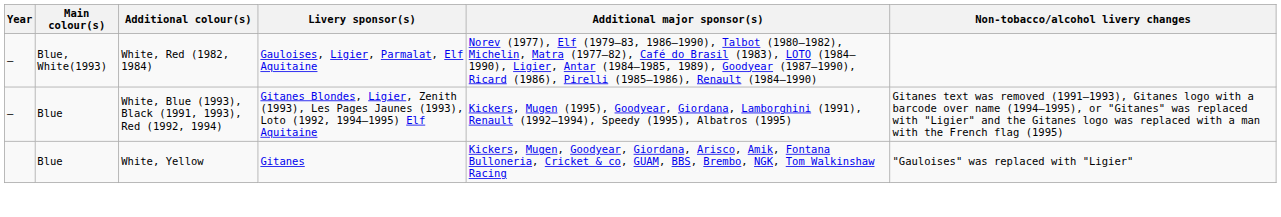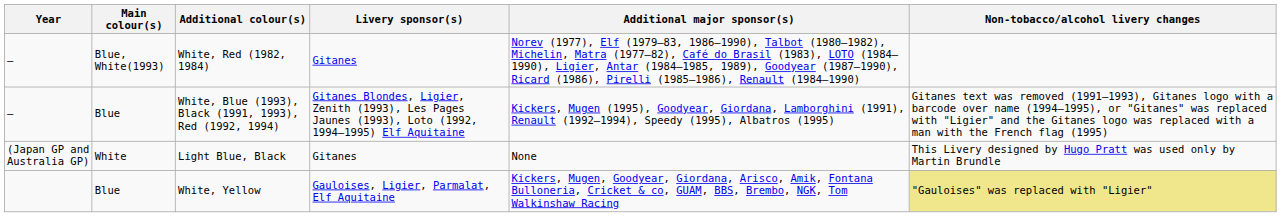(362, 61) Gauloises, Ligier, Parmalat, Elf Aquitaine -> (335, 61) Gitanes
+ row: (232, 156)
(283, 162) Gitanes -> (401, 191) Gauloises, Ligier, Parmalat, Elf Aquitaine
(1013, 162) no background -> (1032, 191) khaki background
